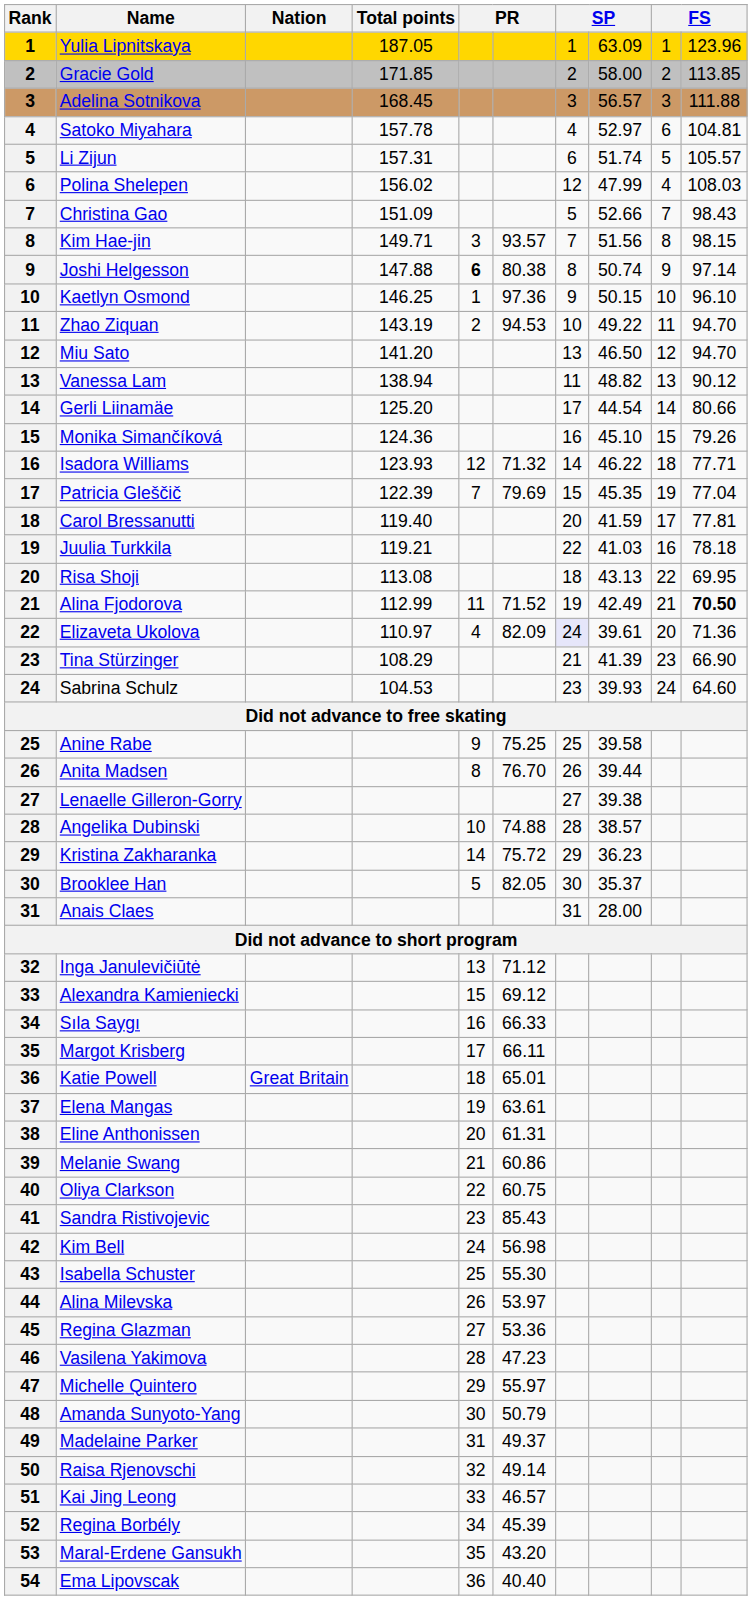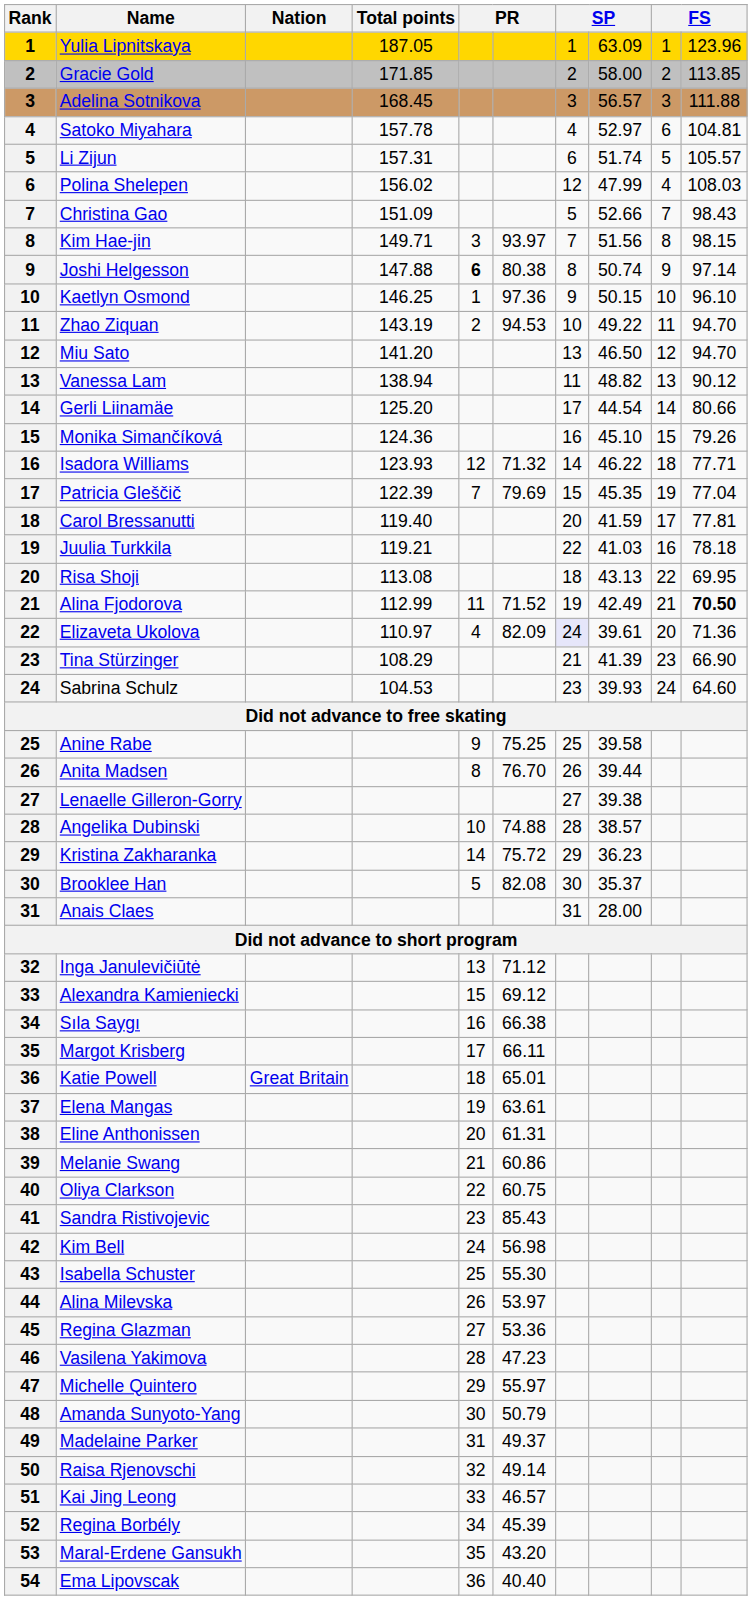(524, 241) 93.57 -> (524, 241) 93.97
(524, 883) 82.05 -> (524, 883) 82.08
(524, 1023) 66.33 -> (524, 1023) 66.38
